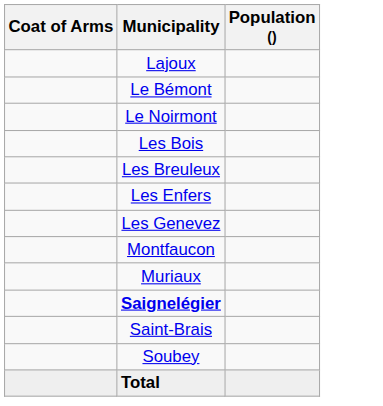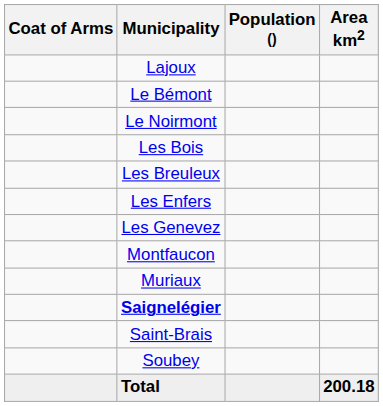+ column: (349, 29)
